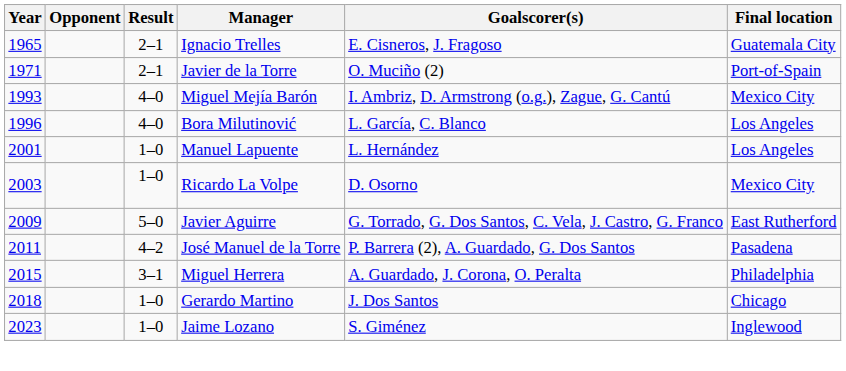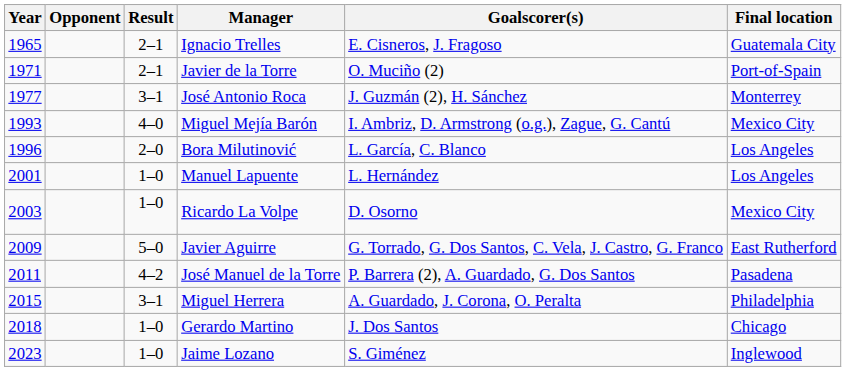+ row: (244, 96)
(151, 123) 4–0 -> (151, 149) 2–0
